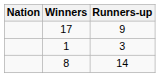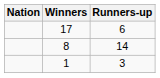(122, 30) 9 -> (122, 30) 6
rows swapped: (66, 64) <-> (66, 47)
